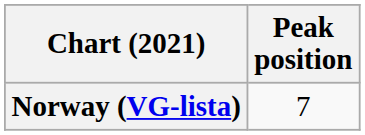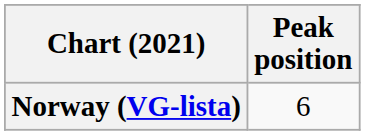(303, 105) 7 -> (303, 105) 6
